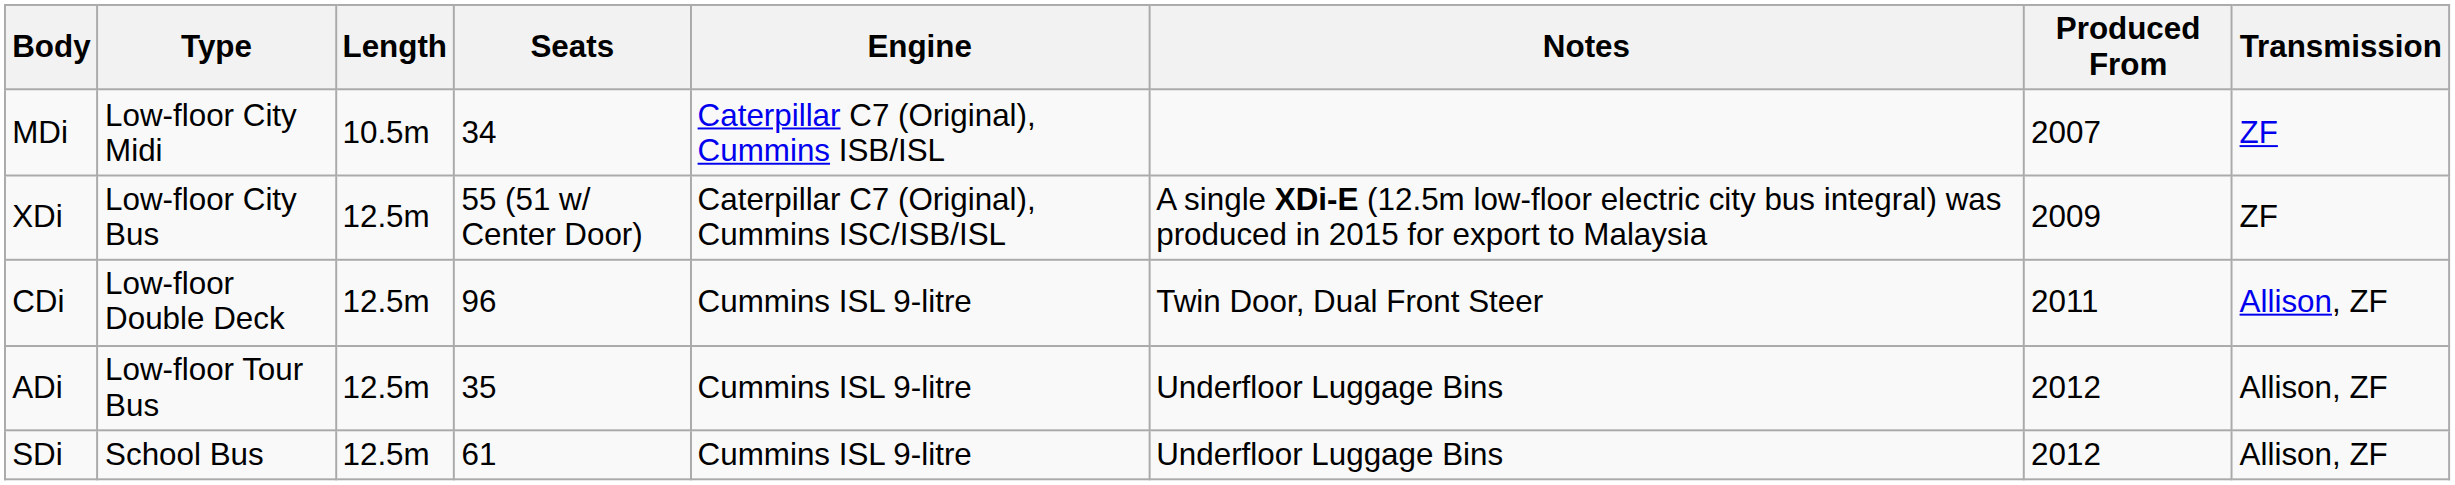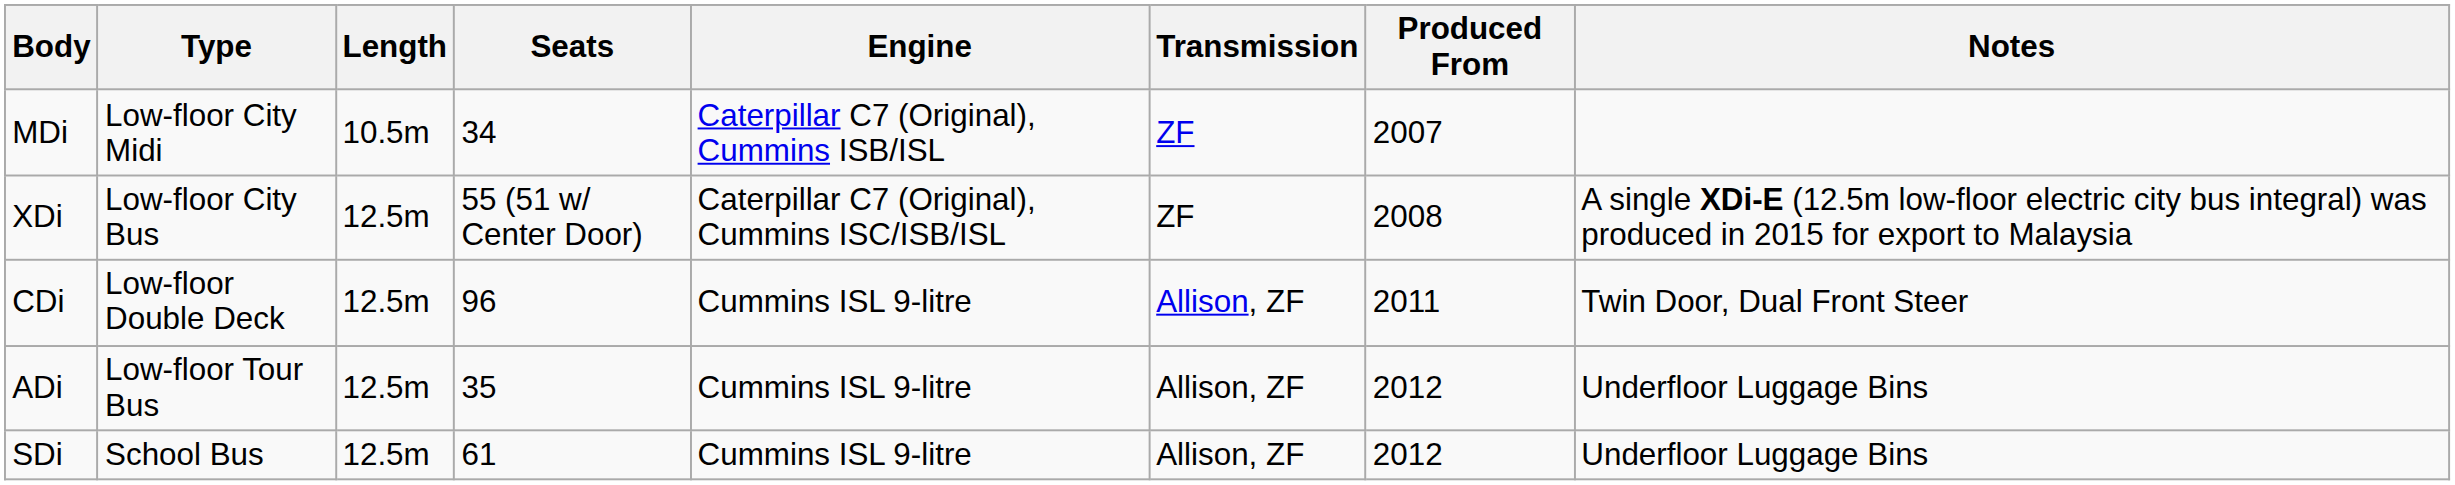columns swapped: (2341, 47) <-> (1586, 47)
(2066, 217) 2009 -> (1408, 217) 2008
